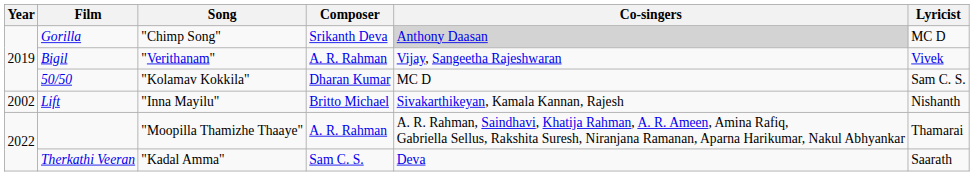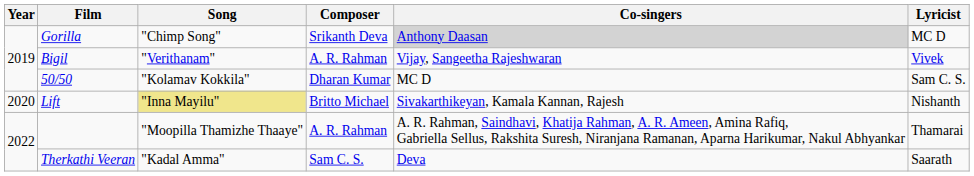(21, 101) 2002 -> (21, 101) 2020
(180, 101) no background -> (180, 101) khaki background
